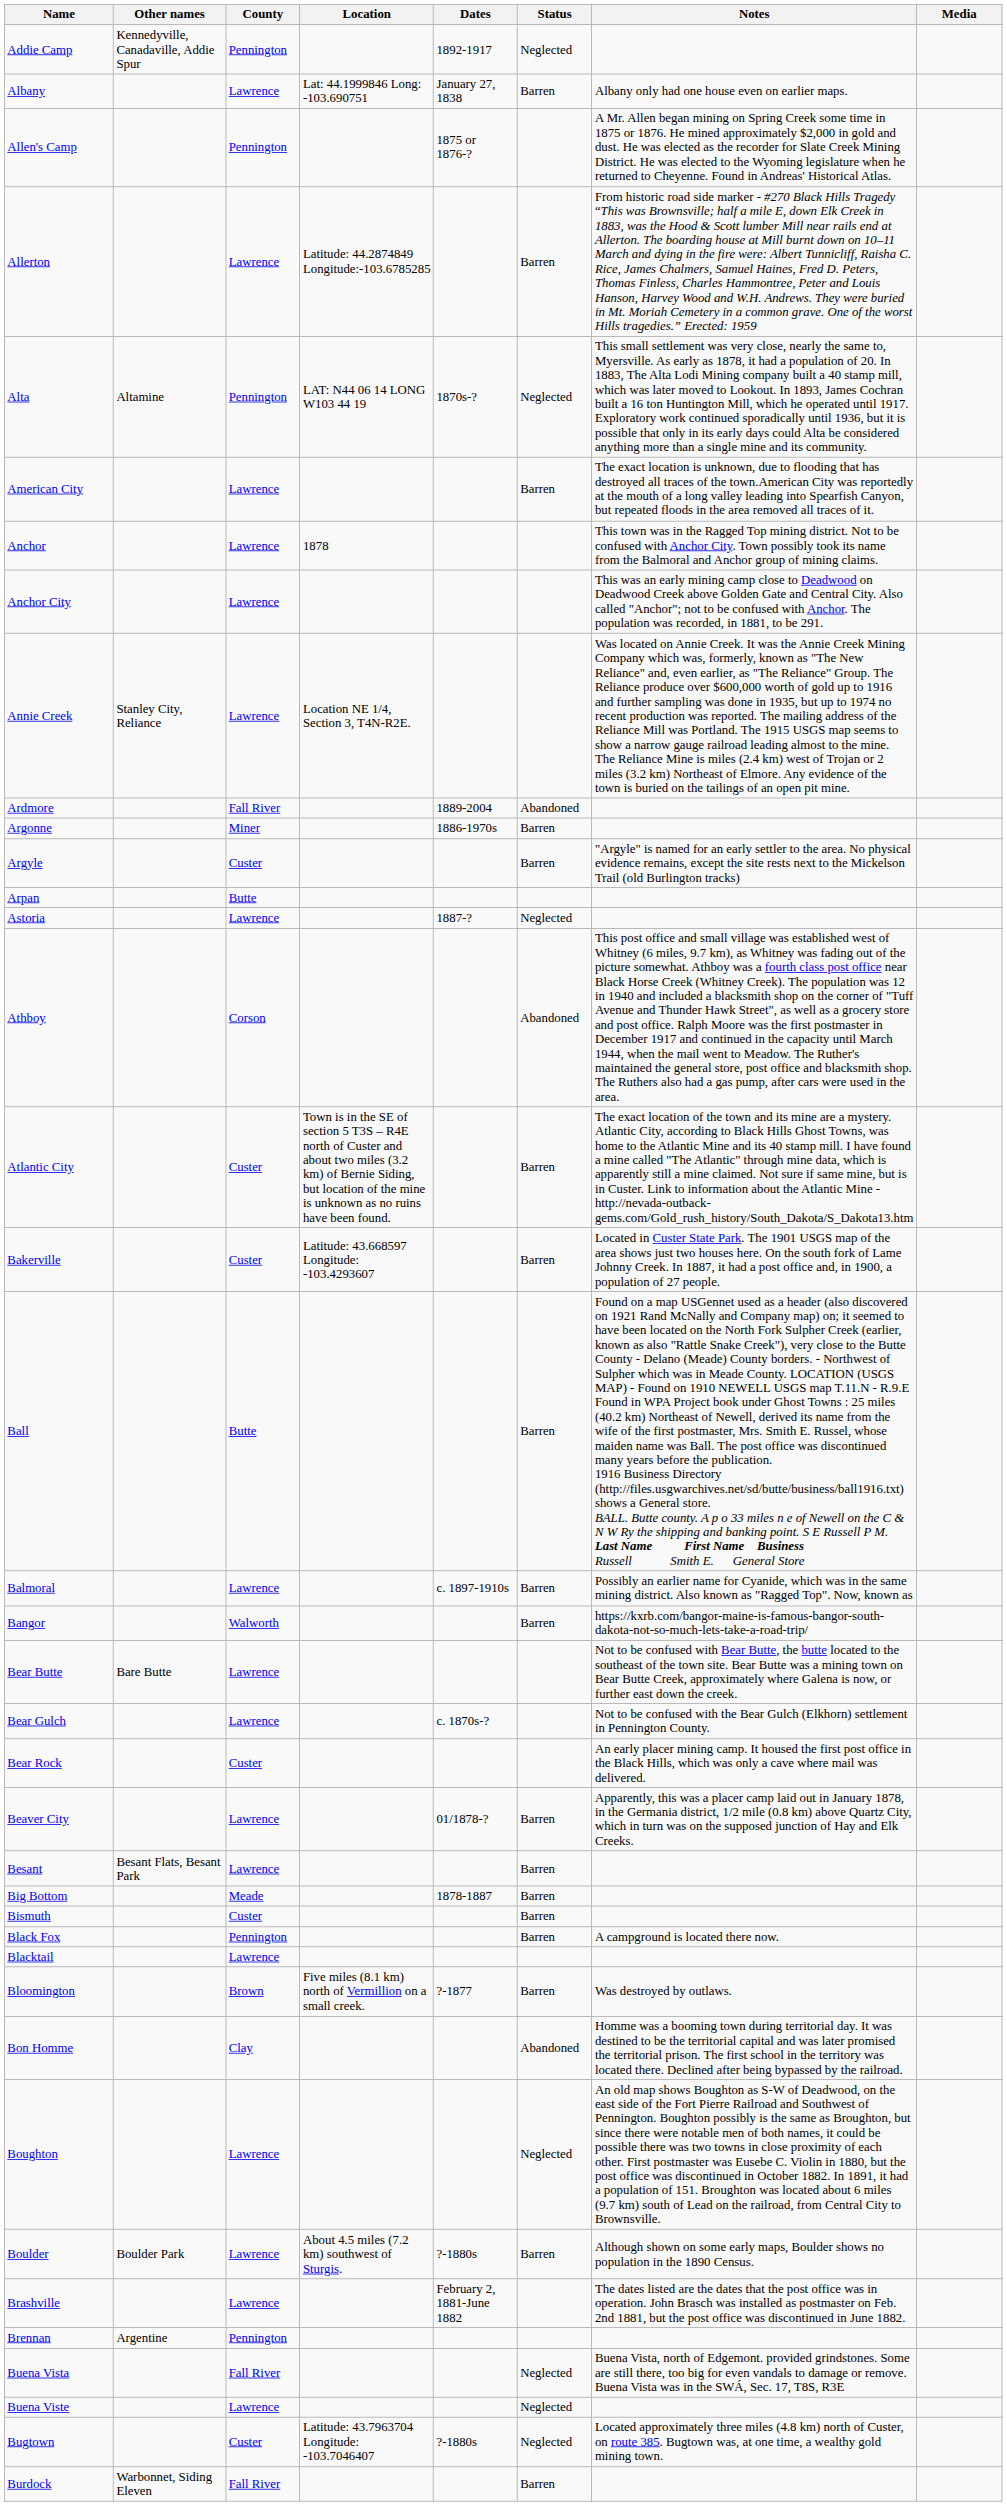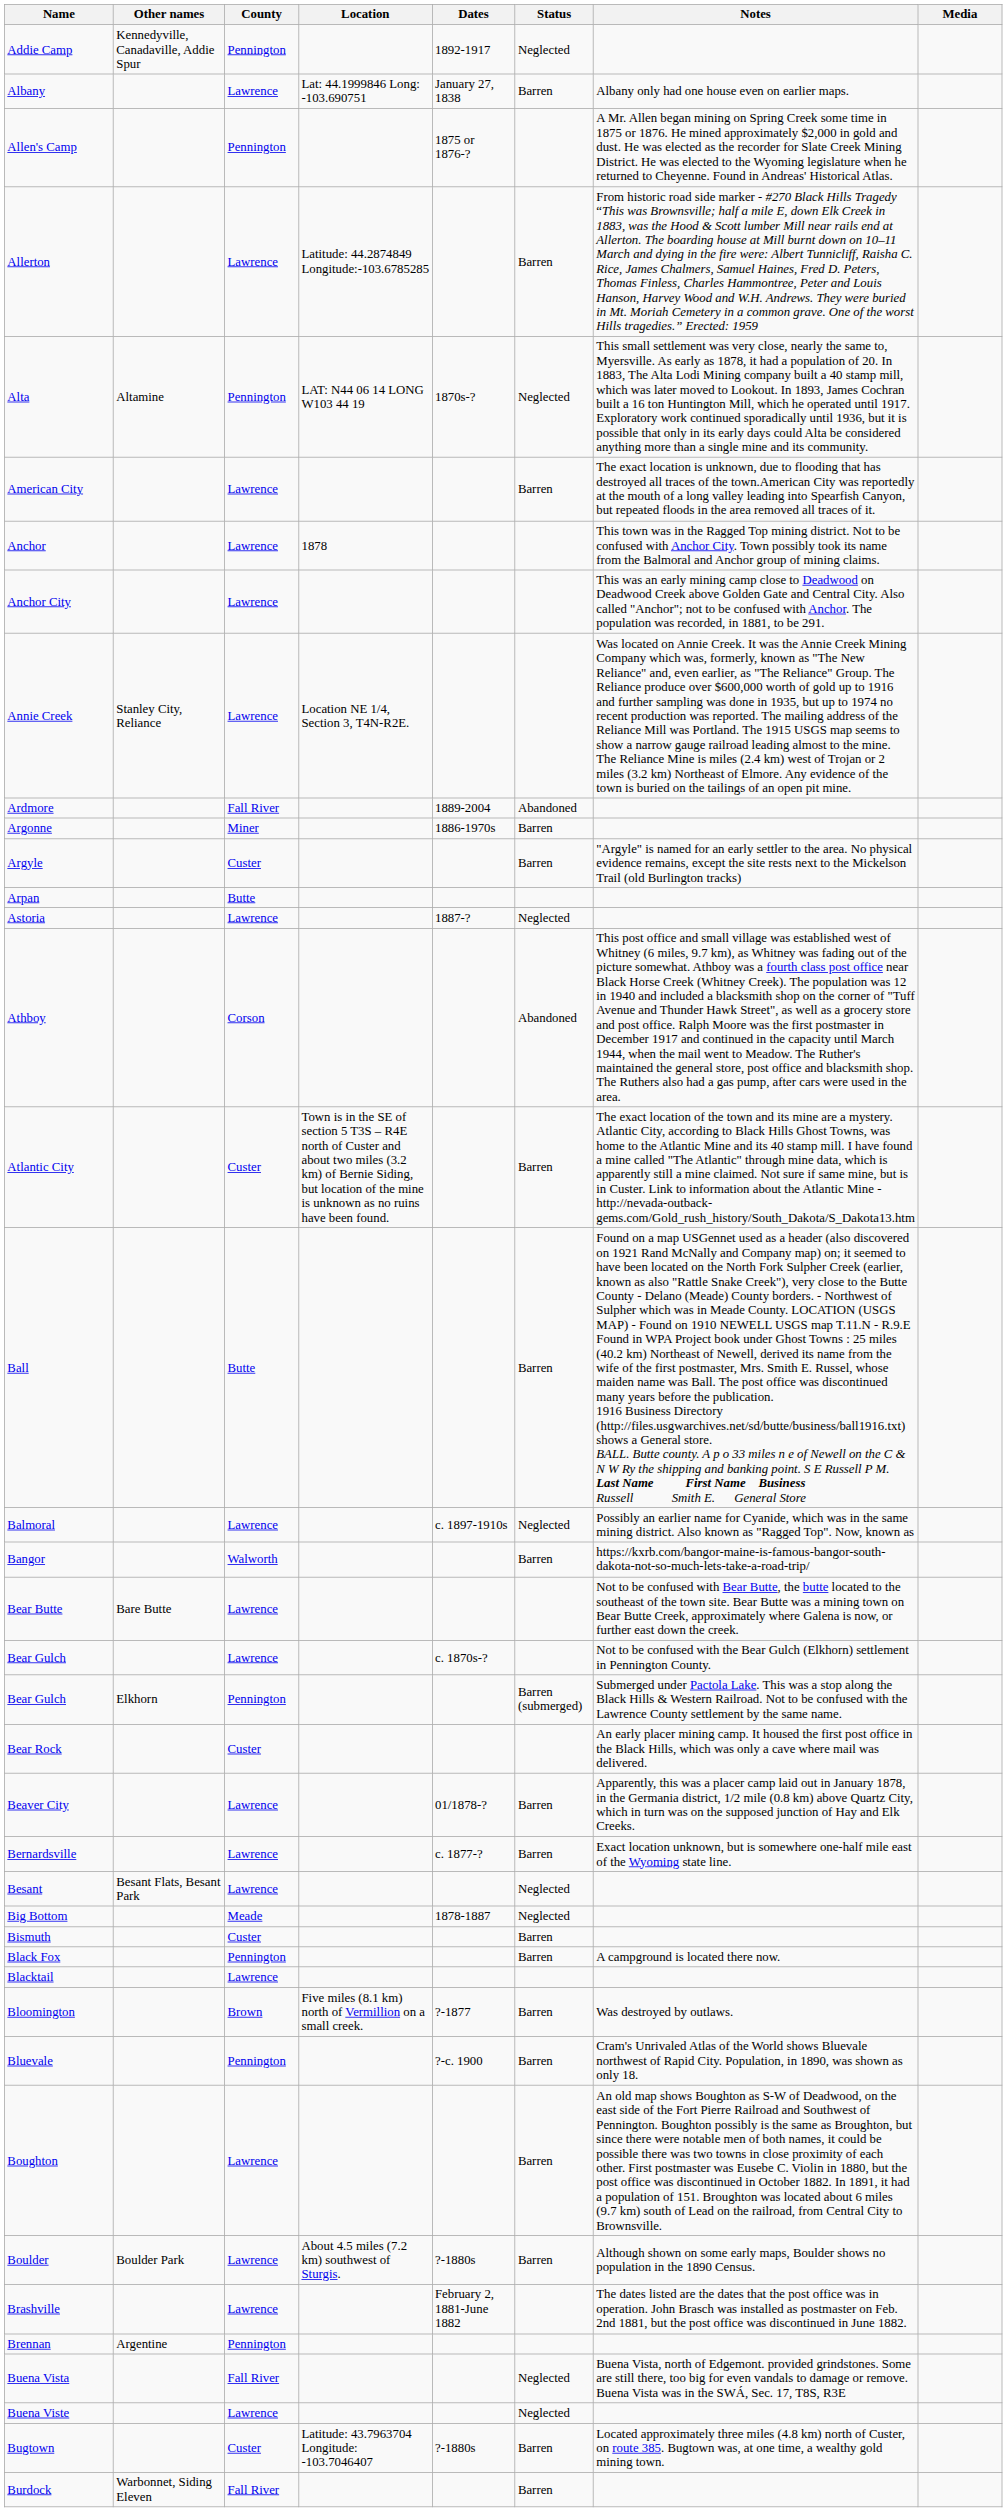- row: (34, 1259)
(538, 1588) Barren -> (544, 1524) Neglected
+ row: (37, 1699)
+ row: (42, 1854)
(538, 1868) Barren -> (544, 1888) Neglected
(538, 1896) Barren -> (544, 1916) Neglected
+ row: (30, 2061)
- row: (40, 2047)
(546, 2154) Neglected -> (535, 2160) Barren
(546, 2442) Neglected -> (535, 2447) Barren
